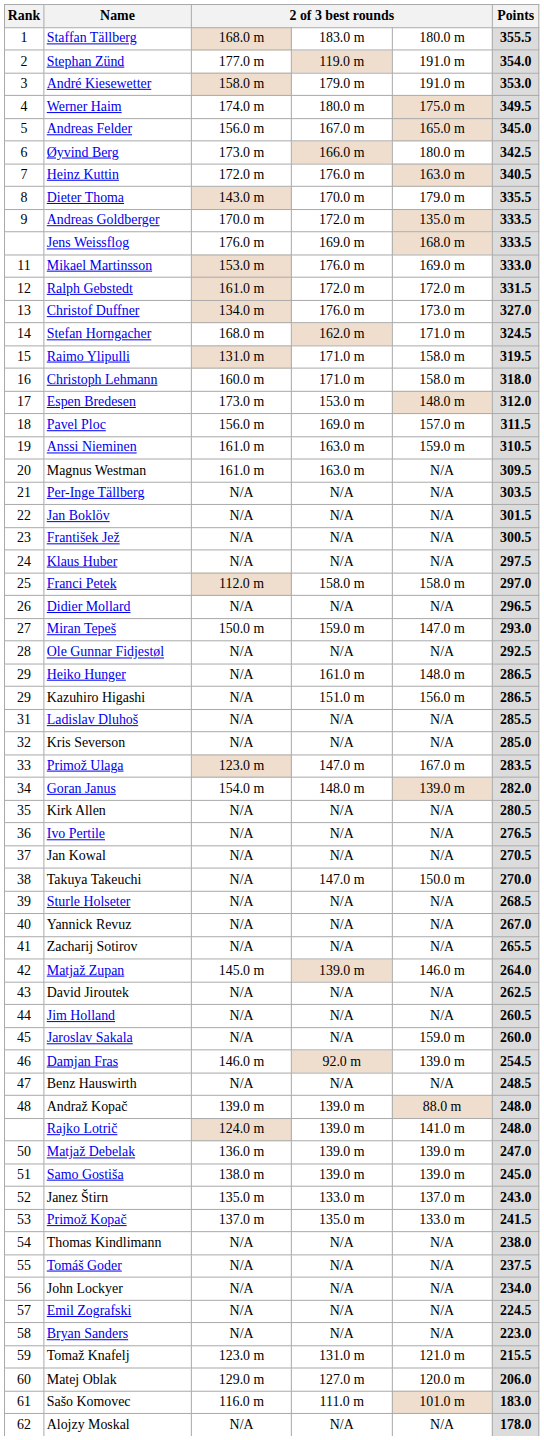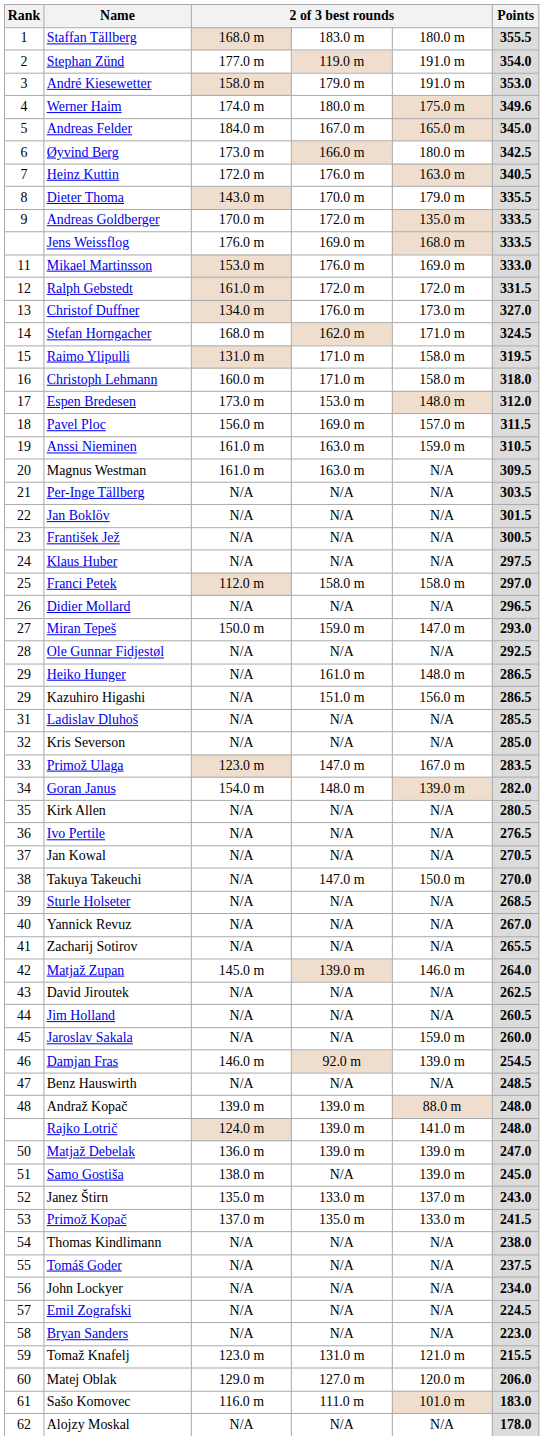(516, 106) 349.5 -> (516, 106) 349.6
(242, 129) 156.0 m -> (242, 129) 184.0 m
(342, 1174) 139.0 m -> (342, 1174) N/A
